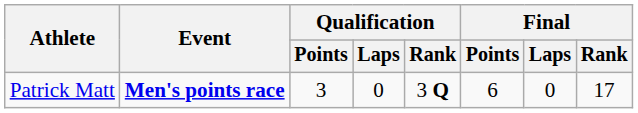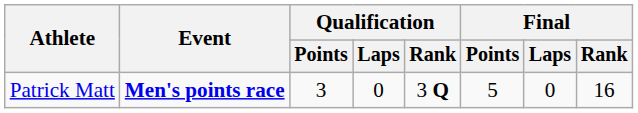(492, 90) 6 -> (492, 90) 5
(604, 90) 17 -> (604, 90) 16
